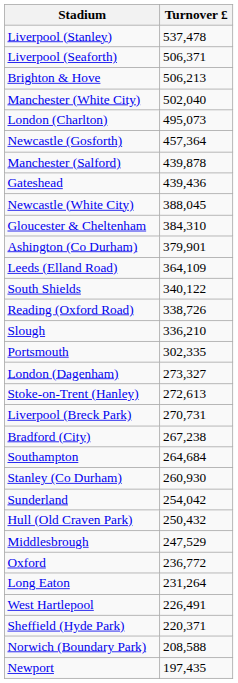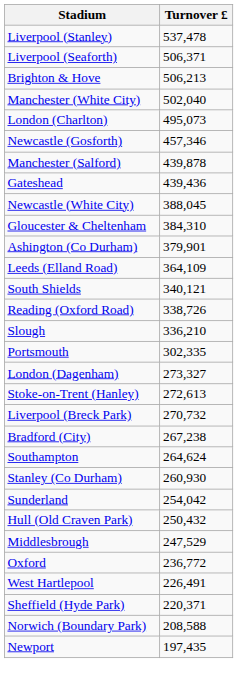(185, 141) 457,364 -> (185, 141) 457,346
(185, 288) 340,122 -> (185, 288) 340,121
(185, 415) 270,731 -> (185, 415) 270,732
(185, 457) 264,684 -> (185, 457) 264,624
- row: (39, 583)
